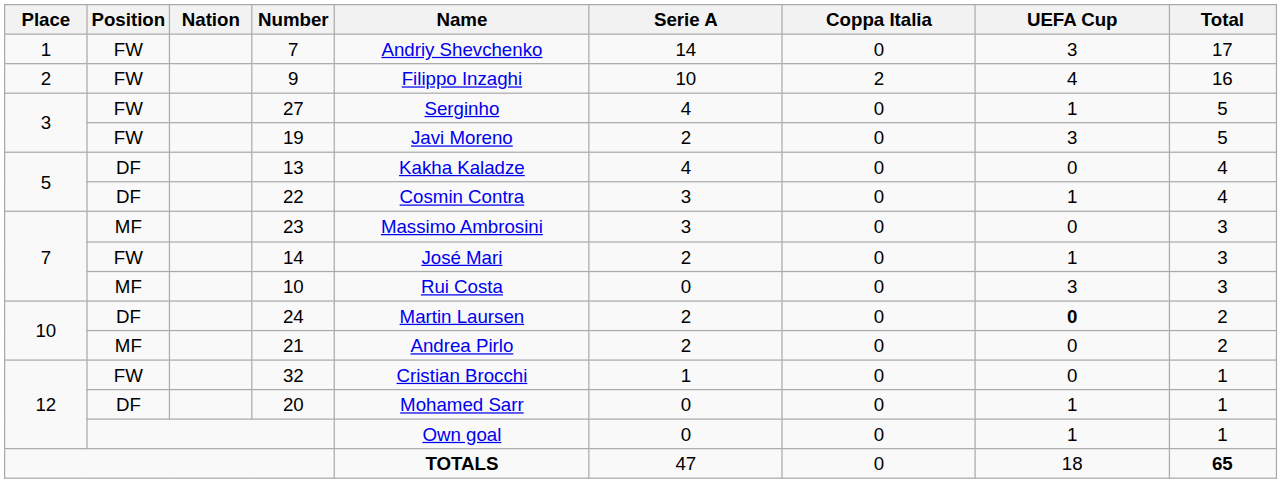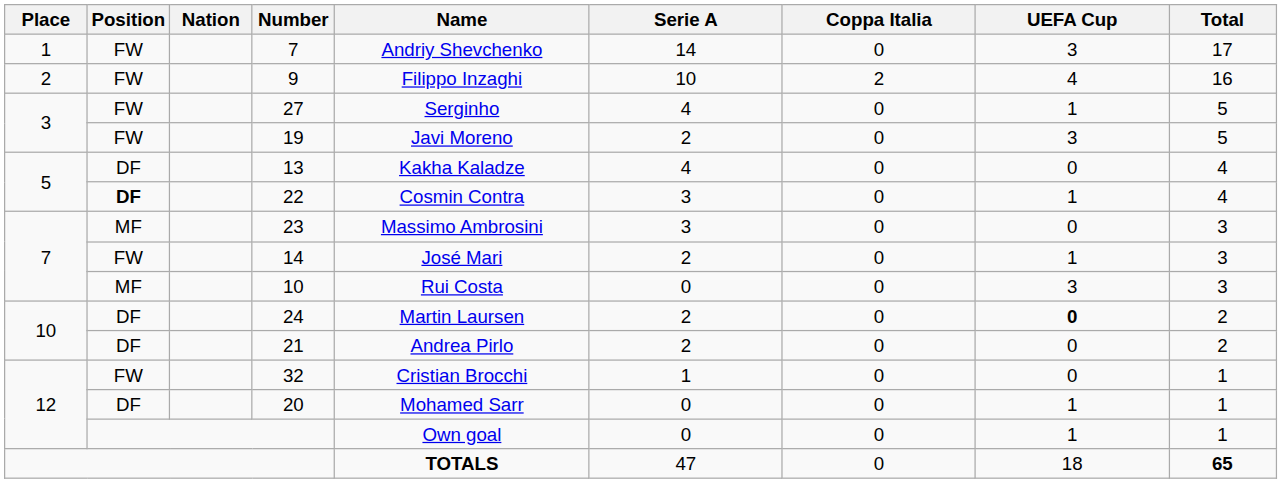(128, 197) normal -> (128, 197) bold
(128, 345) MF -> (128, 345) DF
